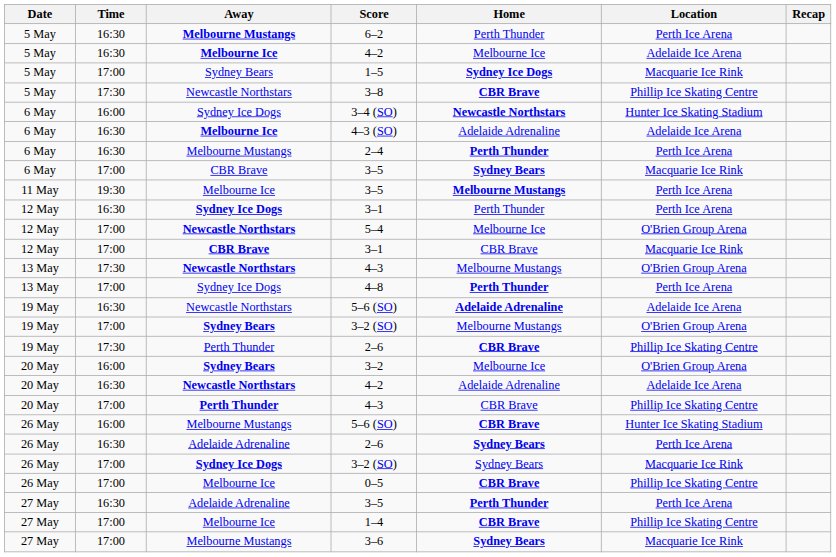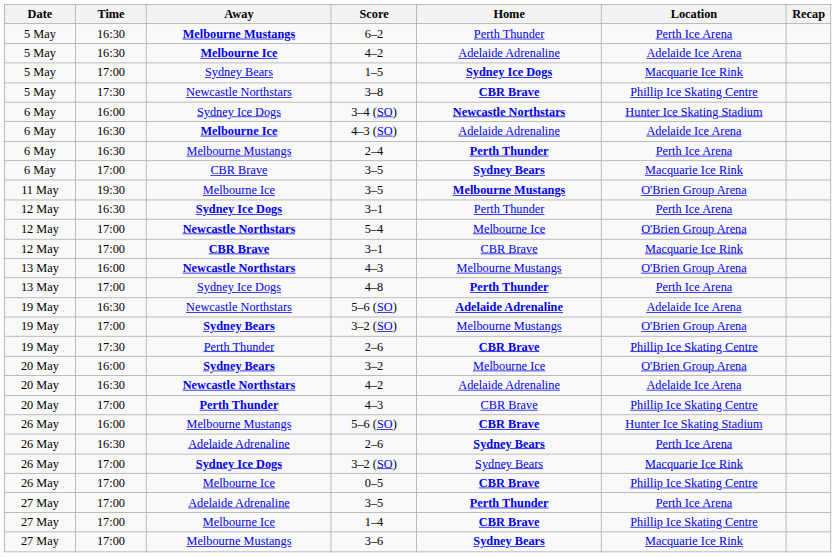(509, 53) Melbourne Ice -> (509, 53) Adelaide Adrenaline
(694, 190) Perth Ice Arena -> (694, 190) O'Brien Group Arena
(111, 268) 17:30 -> (111, 268) 16:00
(111, 502) 16:30 -> (111, 502) 17:00
